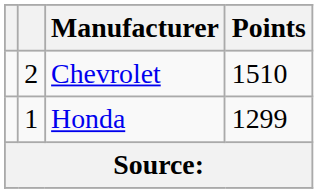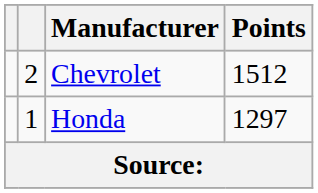(260, 73) 1510 -> (260, 73) 1512
(260, 119) 1299 -> (260, 119) 1297
